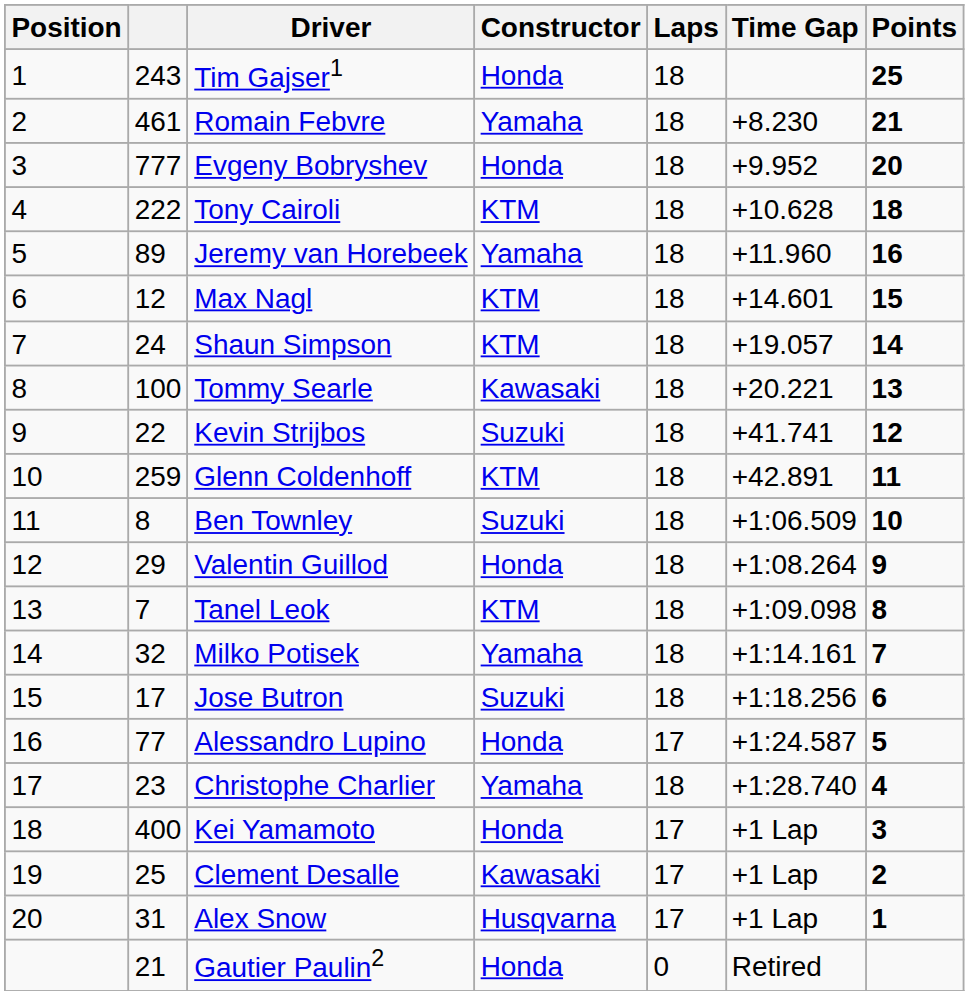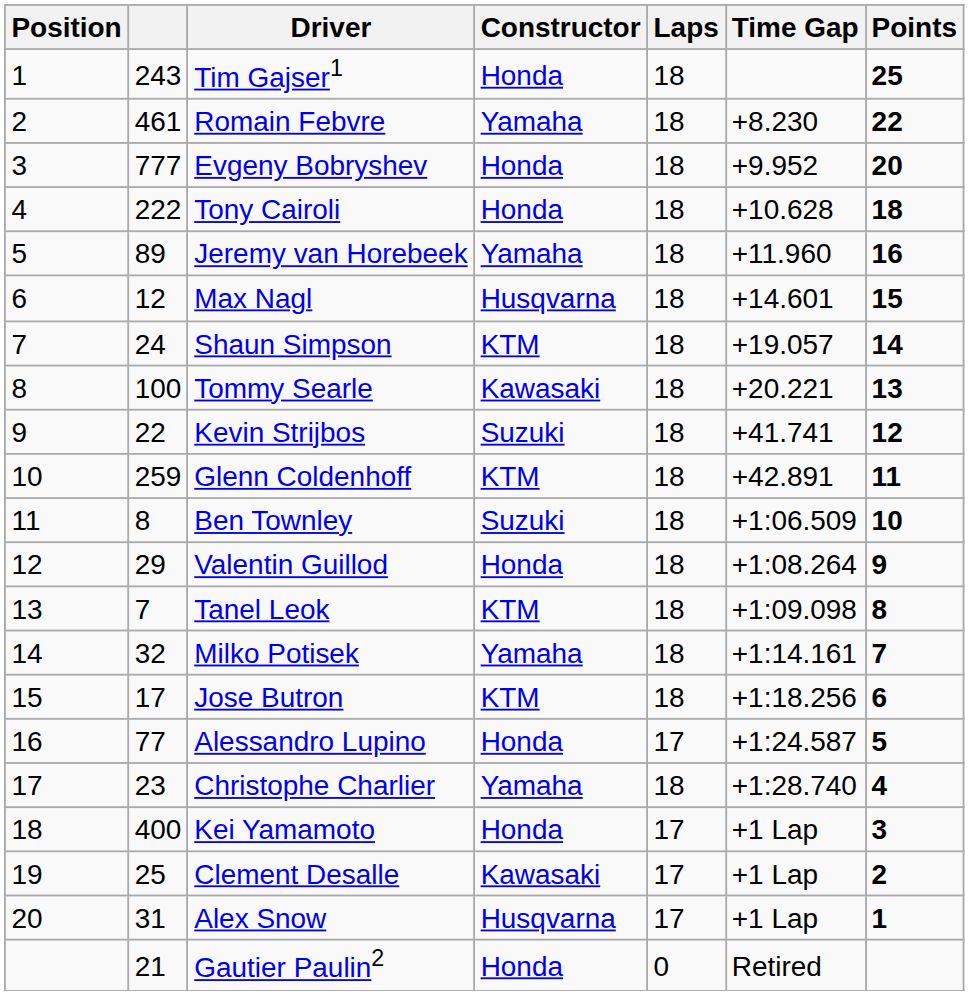(887, 121) 21 -> (887, 121) 22
(510, 210) KTM -> (522, 210) Honda
(510, 299) KTM -> (548, 299) Husqvarna
(523, 697) Suzuki -> (510, 697) KTM
